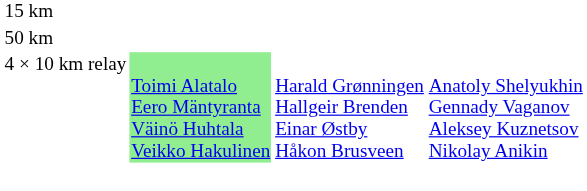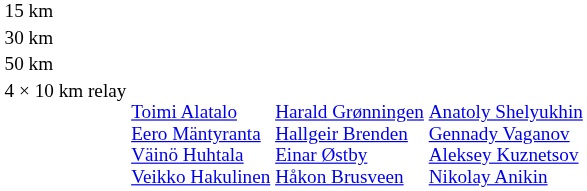+ row: (29, 37)
(201, 118) lightgreen background -> (201, 144) no background
